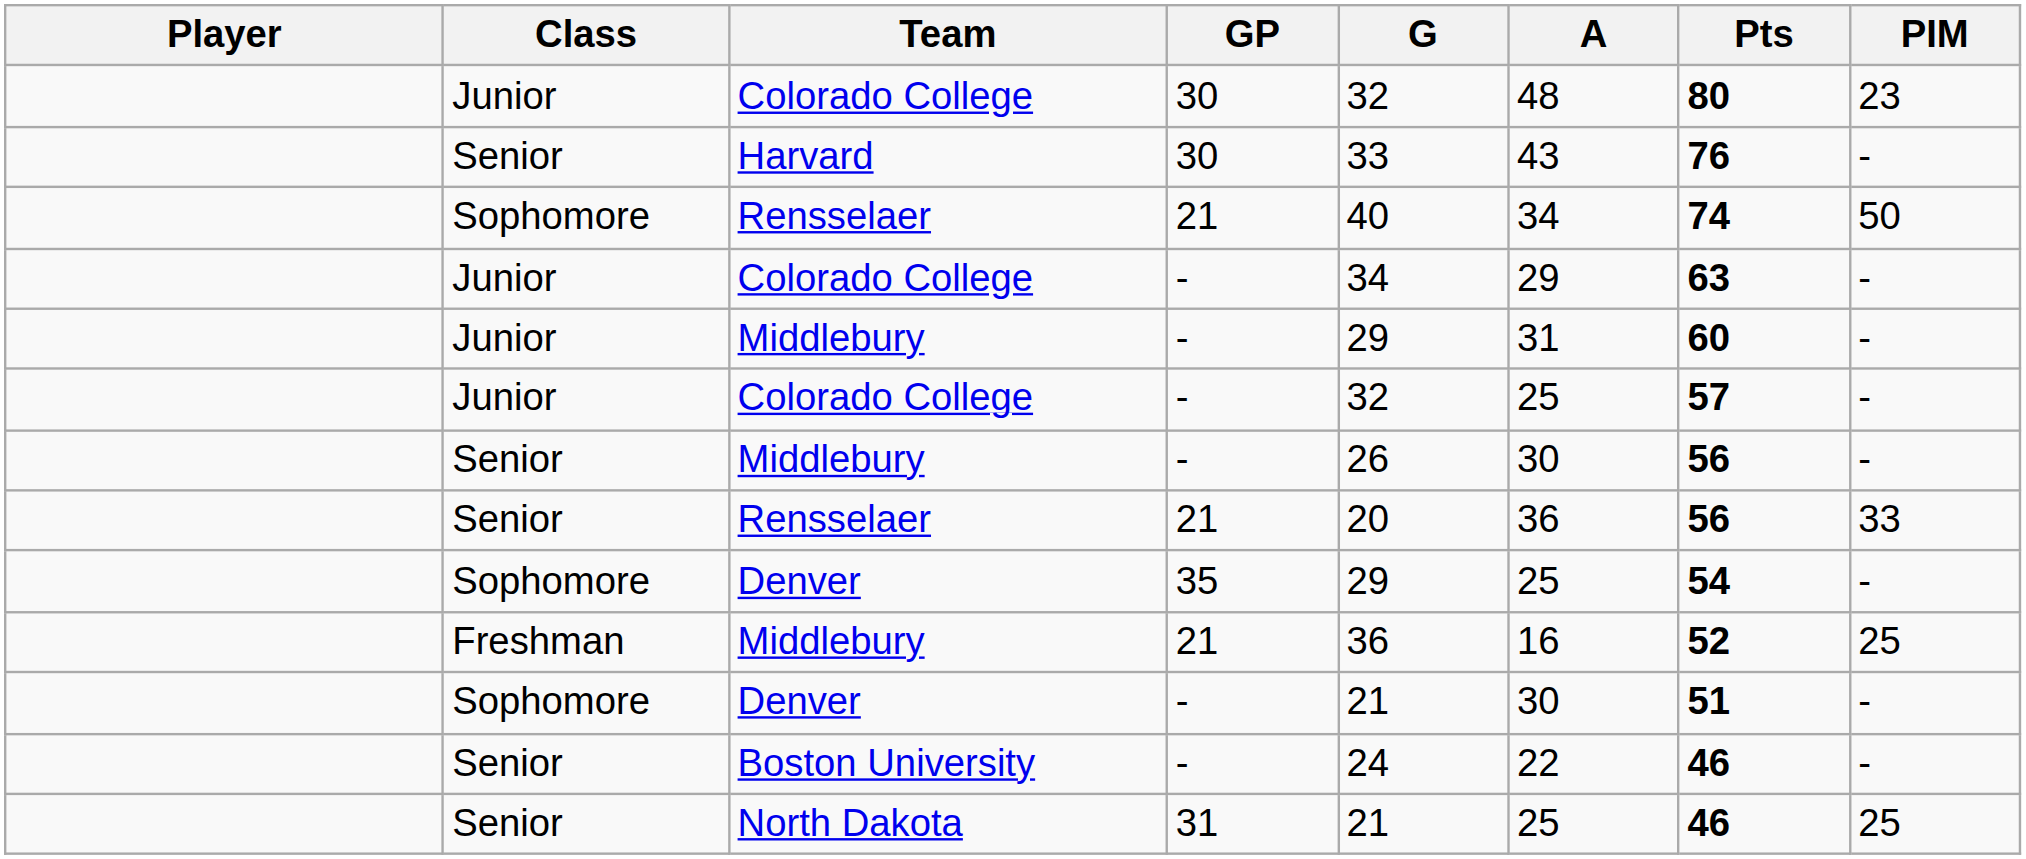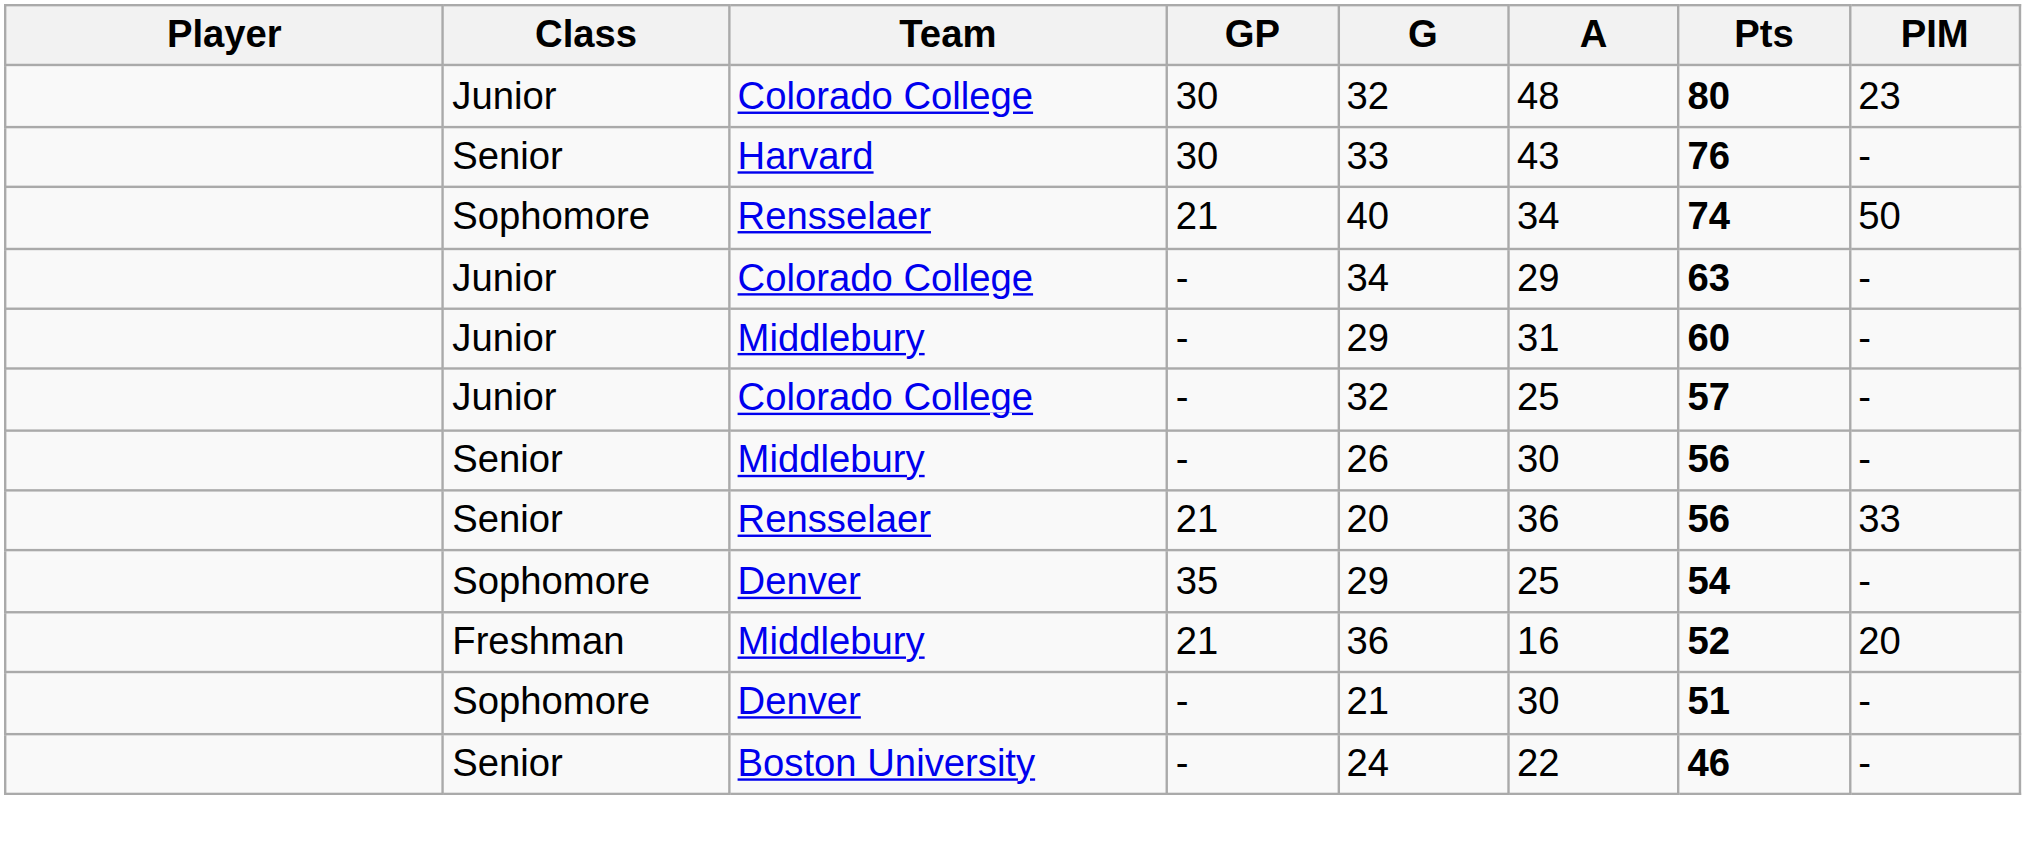(1879, 641) 25 -> (1879, 641) 20
- row: (850, 823)
